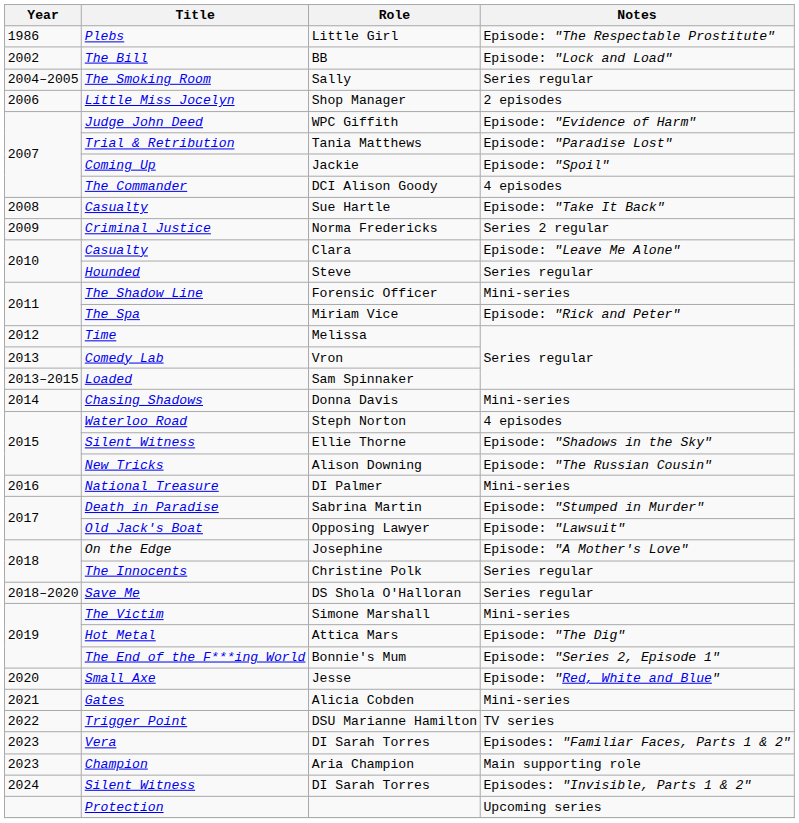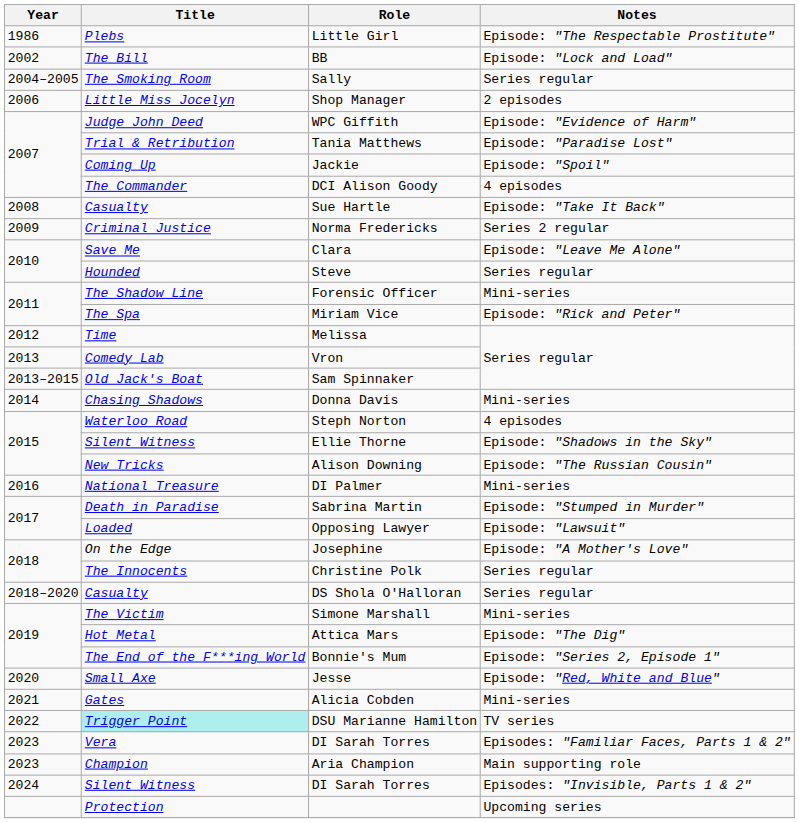(116, 251) Casualty -> (112, 251) Save Me
(108, 379) Loaded -> (144, 379) Old Jack's Boat
(144, 529) Old Jack's Boat -> (108, 529) Loaded
(112, 593) Save Me -> (116, 593) Casualty
(136, 721) no background -> (136, 721) paleturquoise background
